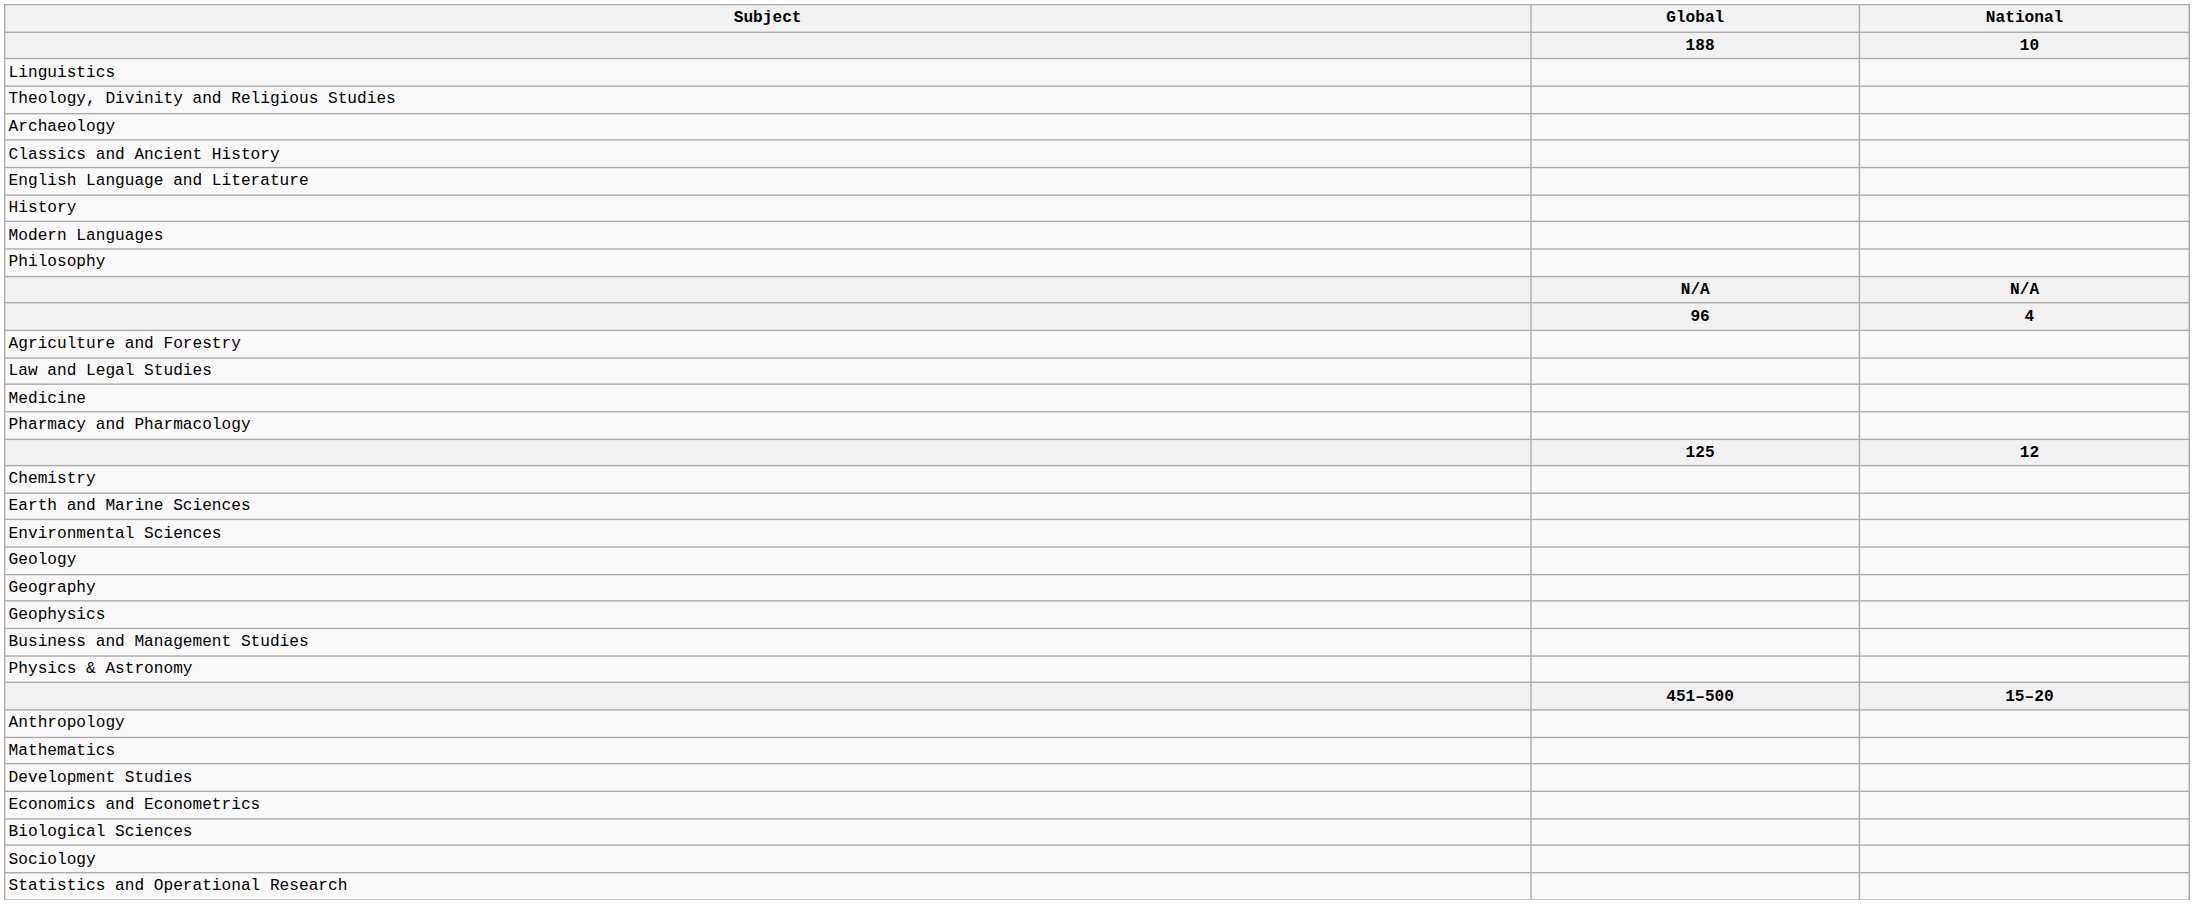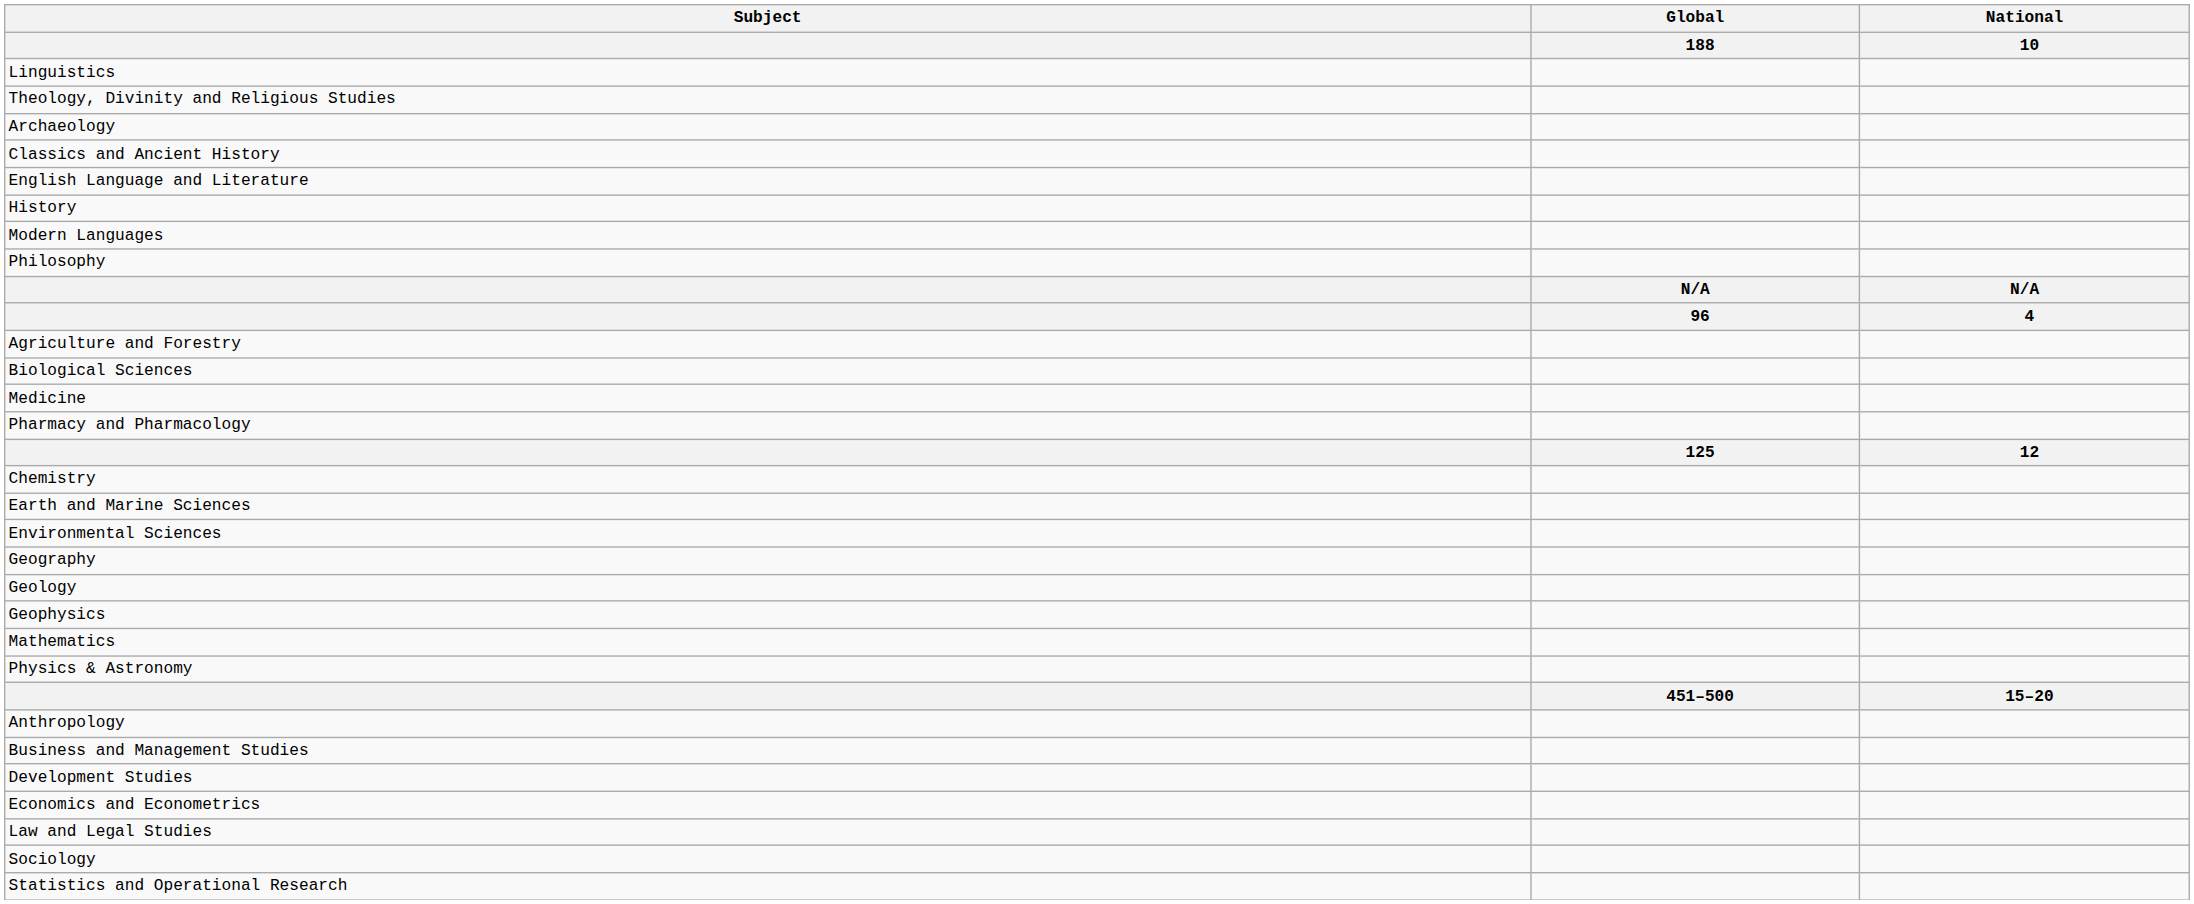rows swapped: (101, 832) <-> (110, 371)
rows swapped: (52, 588) <-> (42, 560)
rows swapped: (62, 750) <-> (159, 642)
